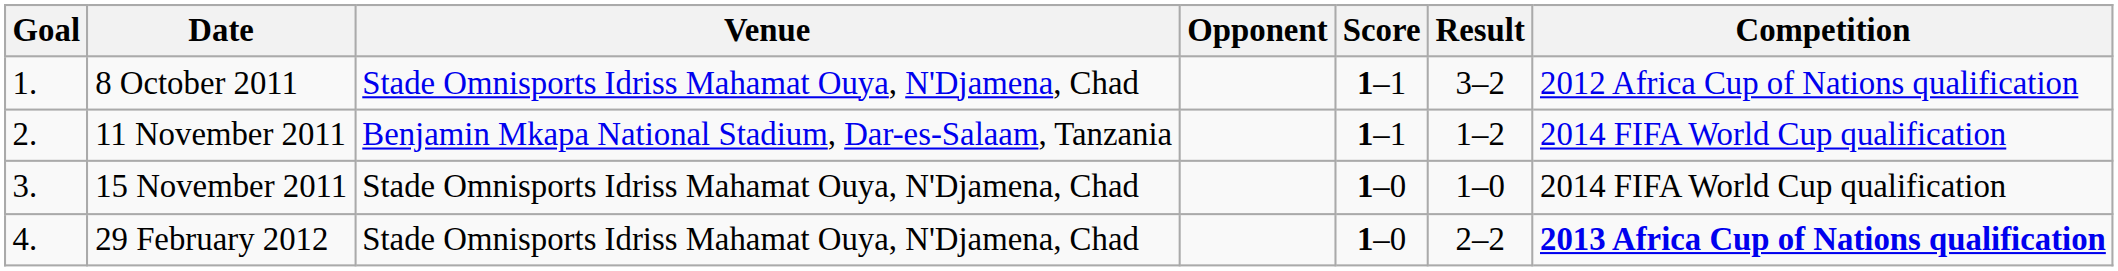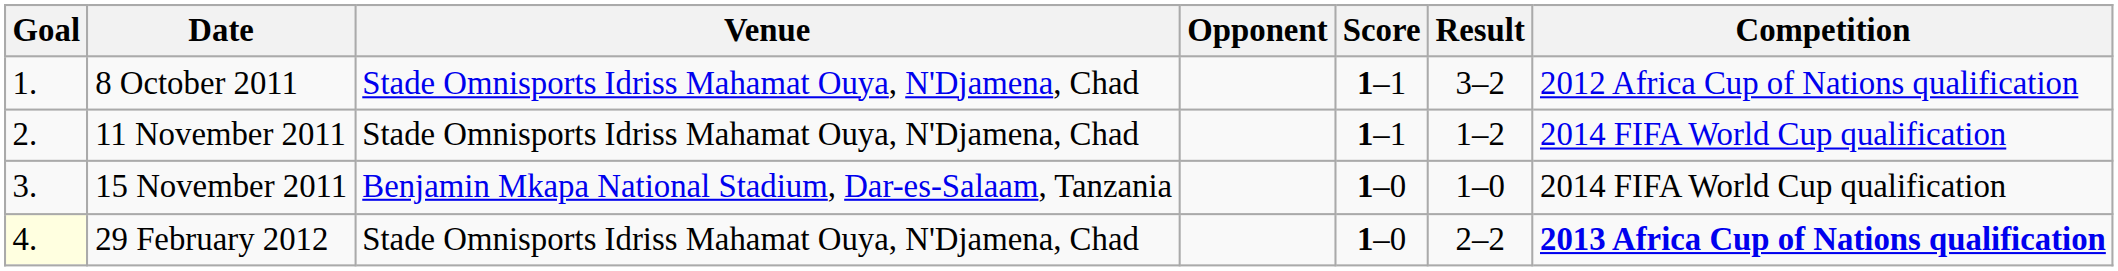(767, 134) Benjamin Mkapa National Stadium, Dar-es-Salaam, Tanzania -> (751, 134) Stade Omnisports Idriss Mahamat Ouya, N'Djamena, Chad
(751, 186) Stade Omnisports Idriss Mahamat Ouya, N'Djamena, Chad -> (767, 186) Benjamin Mkapa National Stadium, Dar-es-Salaam, Tanzania
(25, 238) no background -> (25, 238) lightyellow background
